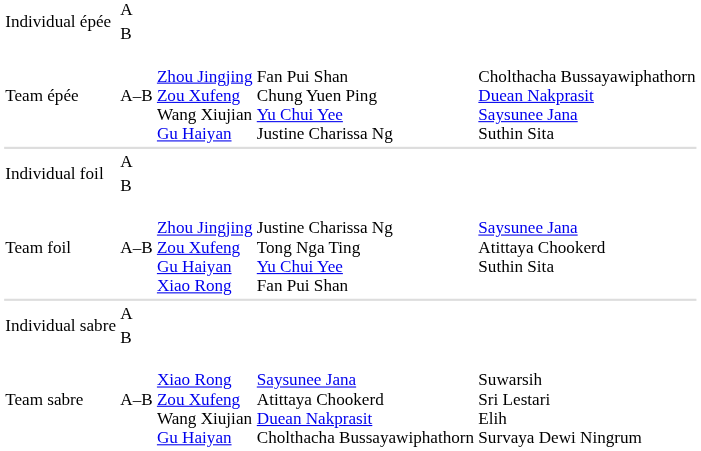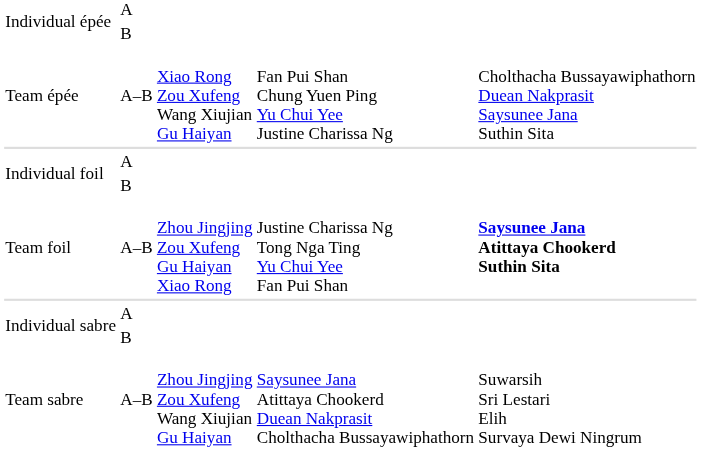(205, 105) Zhou Jingjing Zou Xufeng Wang Xiujian Gu Haiyan -> (204, 105) Xiao Rong Zou Xufeng Wang Xiujian Gu Haiyan
(542, 247) normal -> (547, 247) bold
(204, 408) Xiao Rong Zou Xufeng Wang Xiujian Gu Haiyan -> (205, 408) Zhou Jingjing Zou Xufeng Wang Xiujian Gu Haiyan
